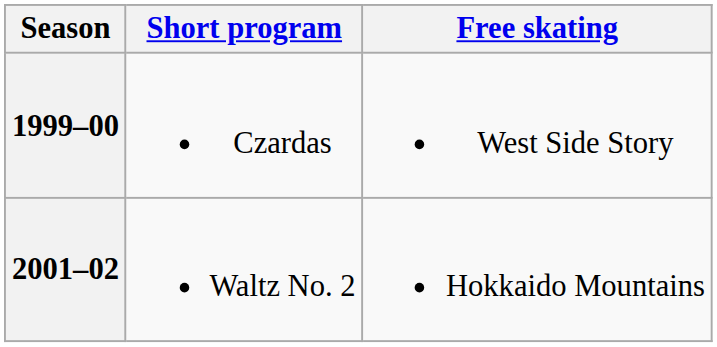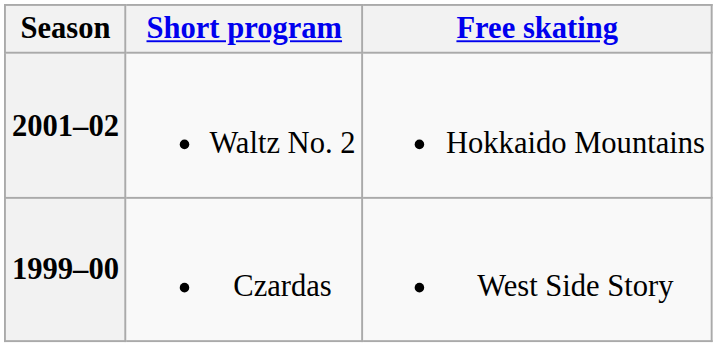rows swapped: (65, 268) <-> (65, 124)
